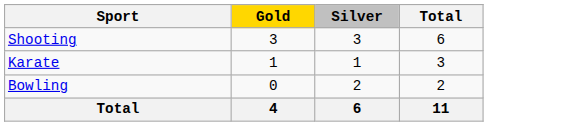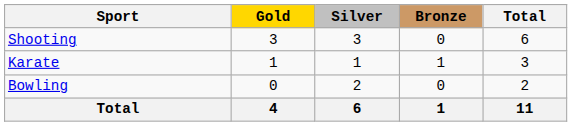+ column: (441, 16)
